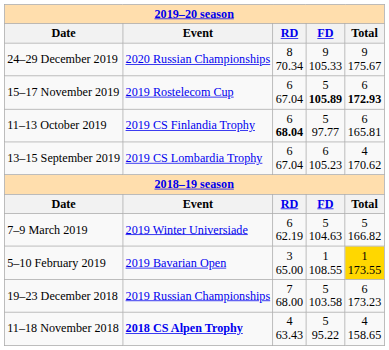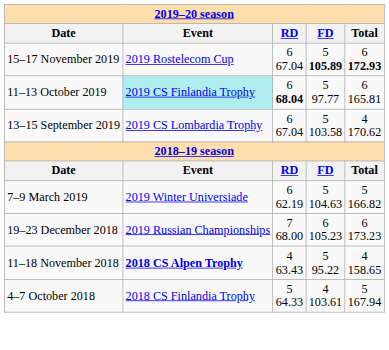- row: (63, 59)
(190, 125) no background -> (190, 92) paleturquoise background
(325, 158) 6 105.23 -> (325, 125) 5 103.58
- row: (56, 262)
(325, 295) 5 103.58 -> (325, 229) 6 105.23
+ row: (51, 295)
